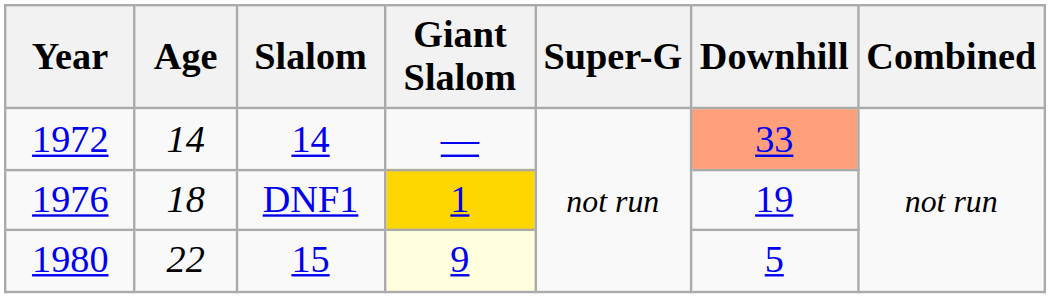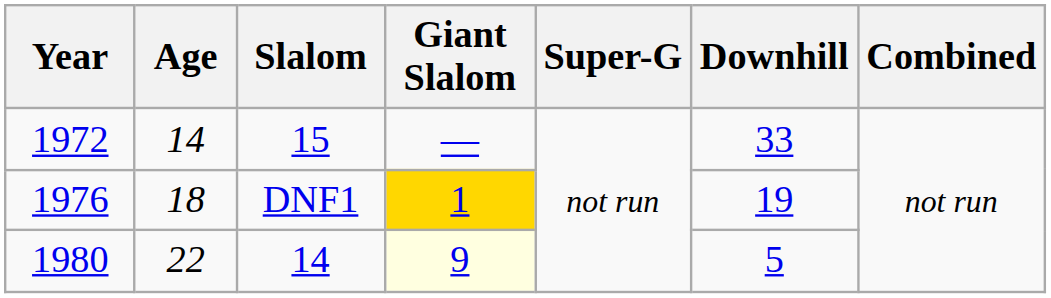(311, 138) 14 -> (311, 138) 15
(774, 138) lightsalmon background -> (774, 138) no background
(311, 259) 15 -> (311, 259) 14
